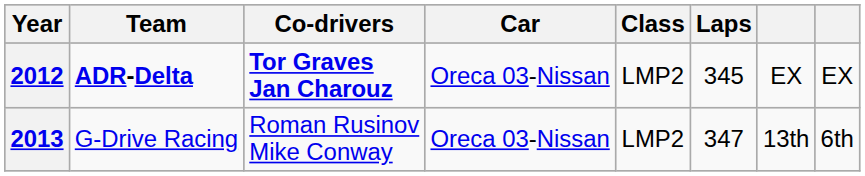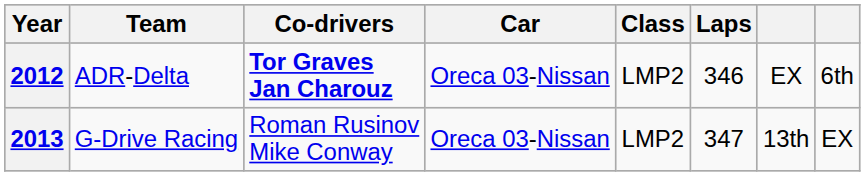(134, 75) bold -> (132, 75) normal
(724, 75) 345 -> (724, 75) 346
(837, 75) EX -> (837, 75) 6th
(837, 139) 6th -> (837, 139) EX
